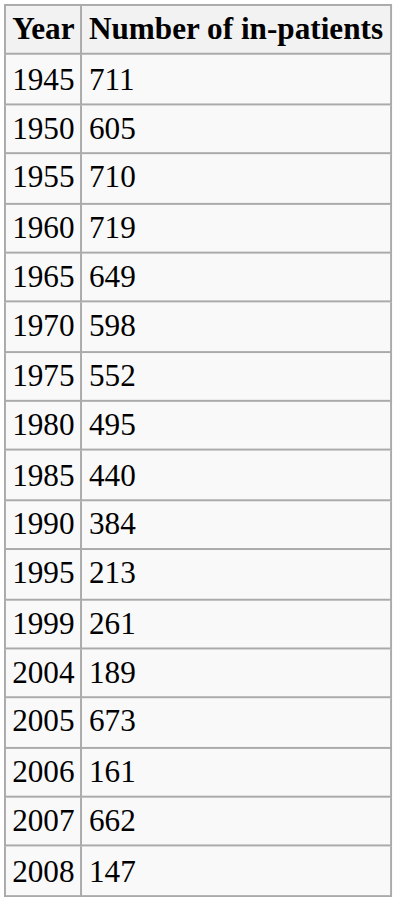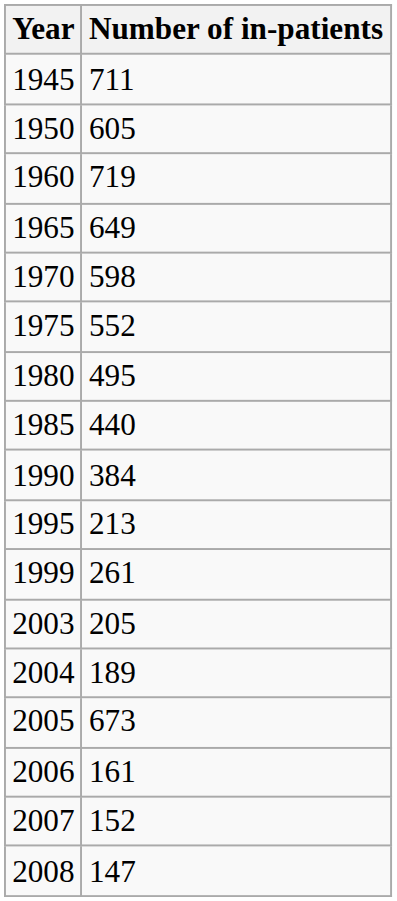- row: (43, 177)
+ row: (43, 623)
(112, 820) 662 -> (112, 820) 152
